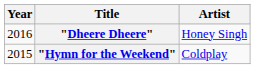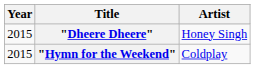(20, 34) 2016 -> (20, 34) 2015
